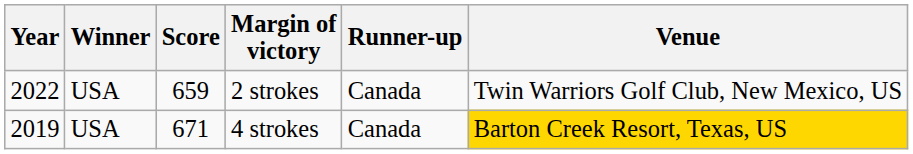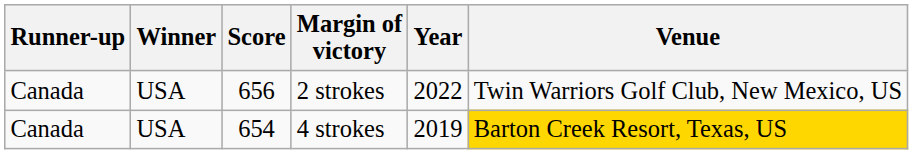columns swapped: (35, 37) <-> (405, 37)
(191, 90) 659 -> (256, 90) 656
(191, 129) 671 -> (256, 129) 654
